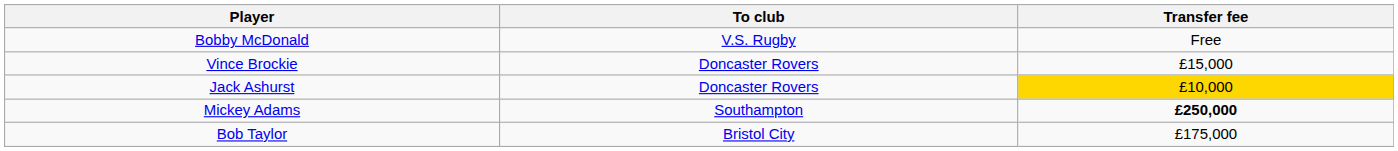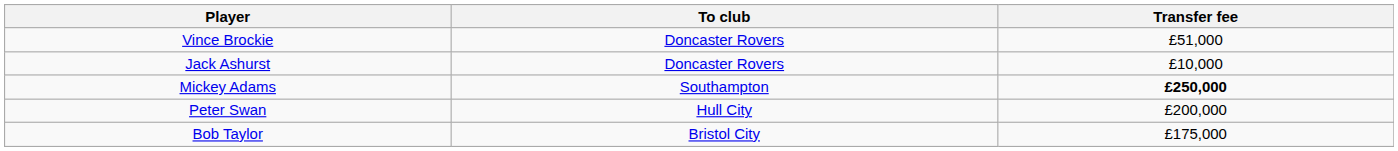- row: (252, 40)
(1206, 63) £15,000 -> (1196, 40) £51,000
(1206, 87) gold background -> (1196, 63) no background
+ row: (228, 110)
